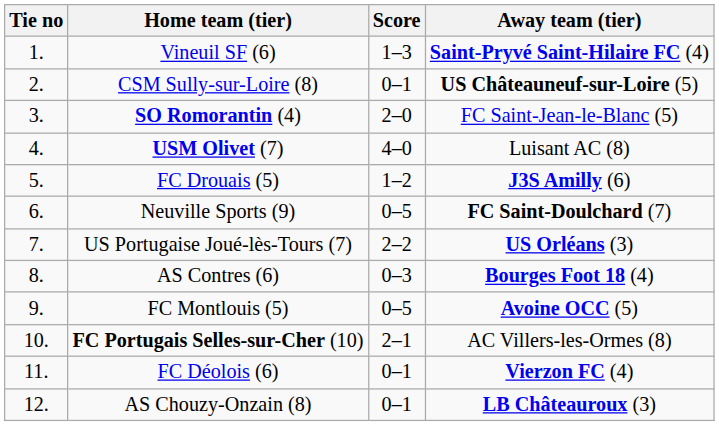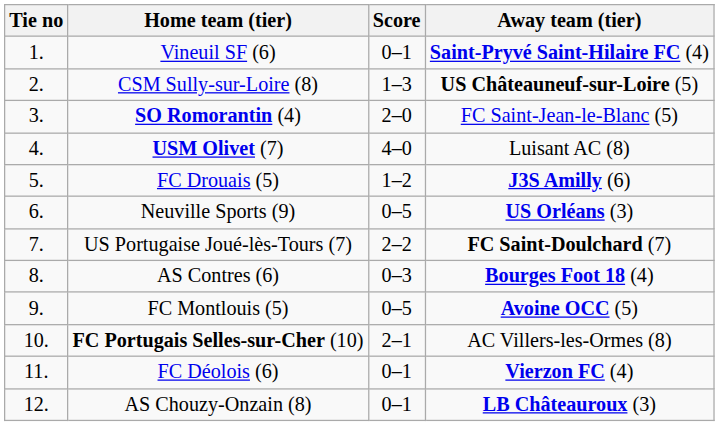(397, 52) 1–3 -> (397, 52) 0–1
(397, 84) 0–1 -> (397, 84) 1–3
(569, 212) FC Saint-Doulchard (7) -> (569, 212) US Orléans (3)
(569, 244) US Orléans (3) -> (569, 244) FC Saint-Doulchard (7)
